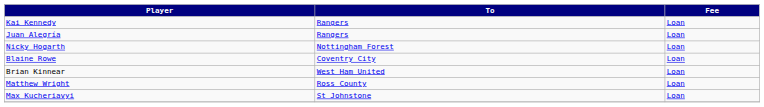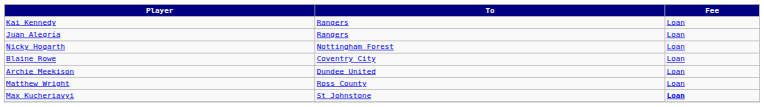- row: (36, 72)
+ row: (40, 72)
(676, 96) normal -> (676, 96) bold
